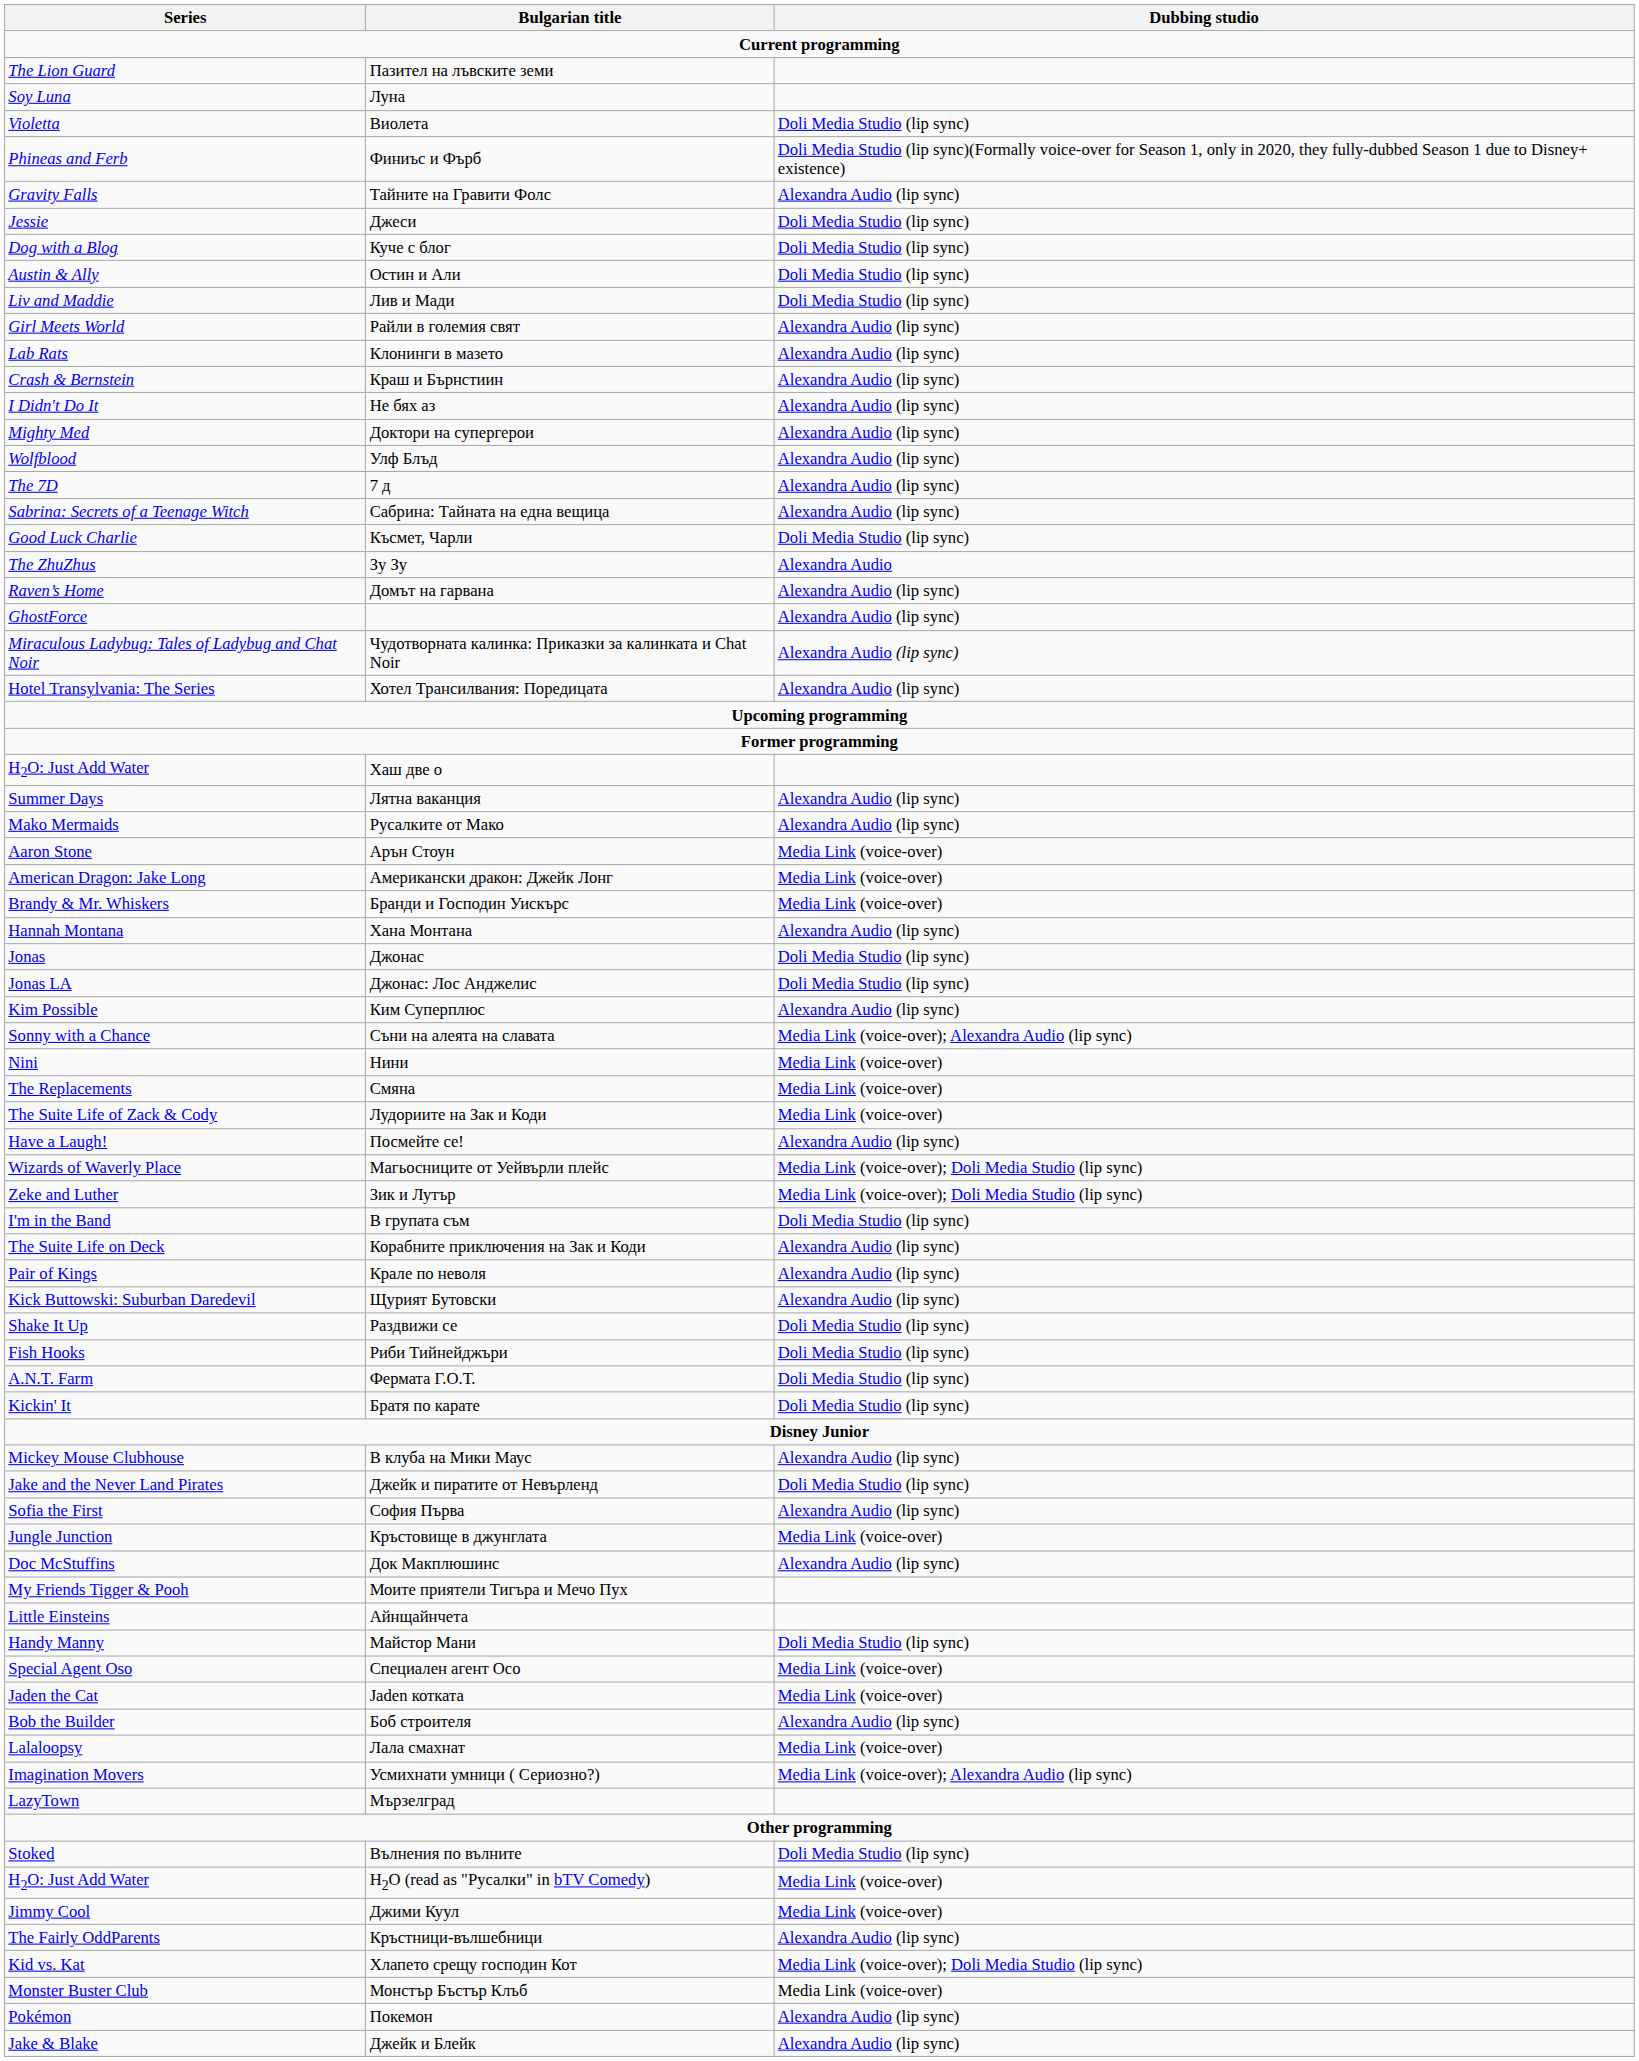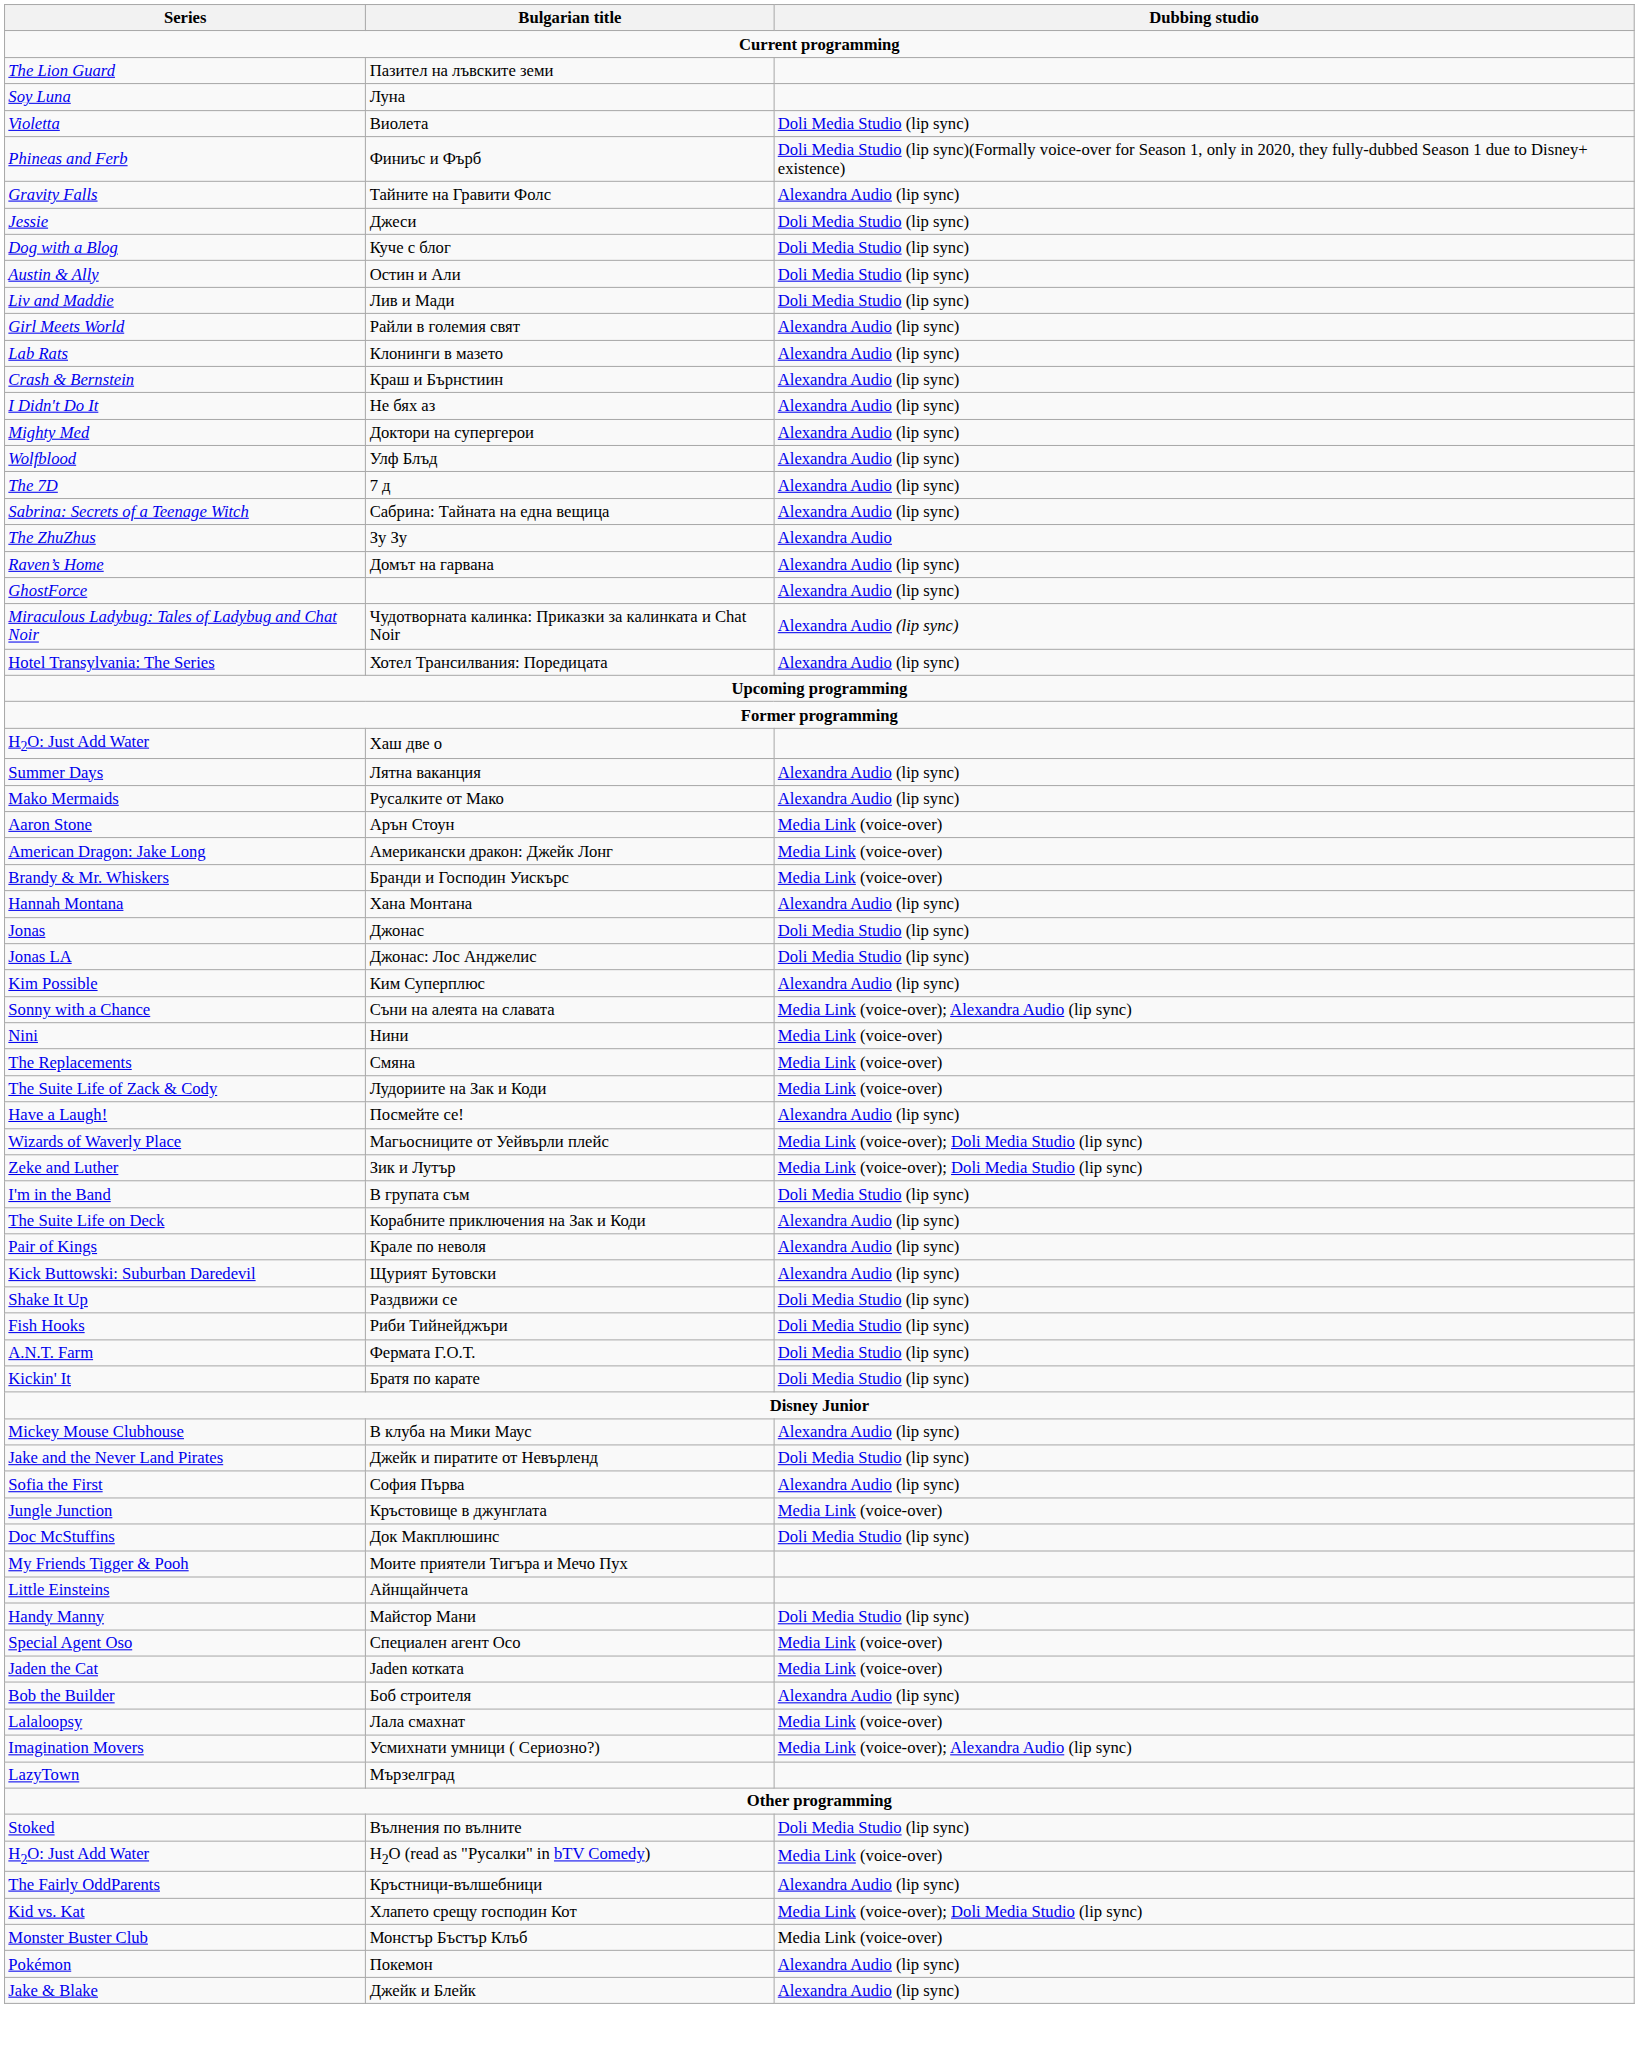- row: (421, 537)
(869, 1563) Alexandra Audio (lip sync) -> (873, 1537) Doli Media Studio (lip sync)
- row: (414, 1911)
